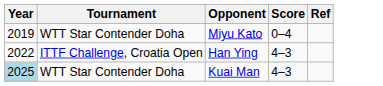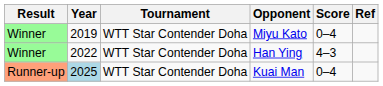+ column: (36, 14)
(121, 53) ITTF Challenge, Croatia Open -> (175, 53) WTT Star Contender Doha
(281, 72) 4–3 -> (326, 72) 0–4
